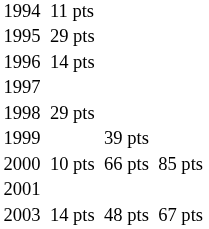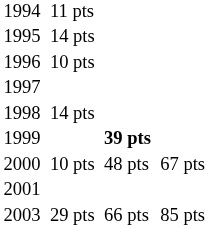(72, 36) 29 pts -> (72, 36) 14 pts
(72, 61) 14 pts -> (72, 61) 10 pts
(72, 112) 29 pts -> (72, 112) 14 pts
(126, 138) normal -> (127, 138) bold
(126, 163) 66 pts -> (126, 163) 48 pts
(181, 163) 85 pts -> (183, 163) 67 pts
(72, 214) 14 pts -> (72, 214) 29 pts
(126, 214) 48 pts -> (126, 214) 66 pts
(181, 214) 67 pts -> (183, 214) 85 pts
